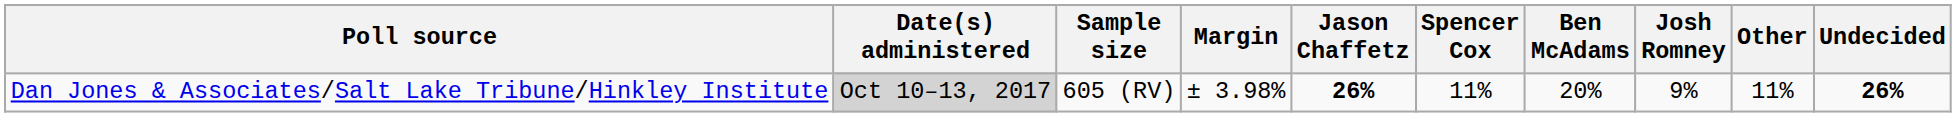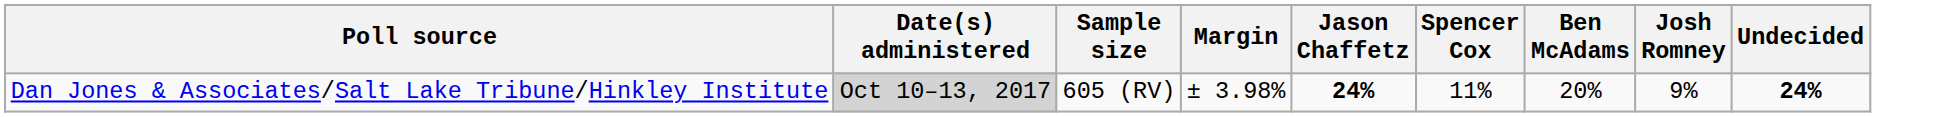- column: (1772, 39)
(1353, 92) 26% -> (1353, 92) 24%
(1882, 92) 26% -> (1801, 92) 24%
